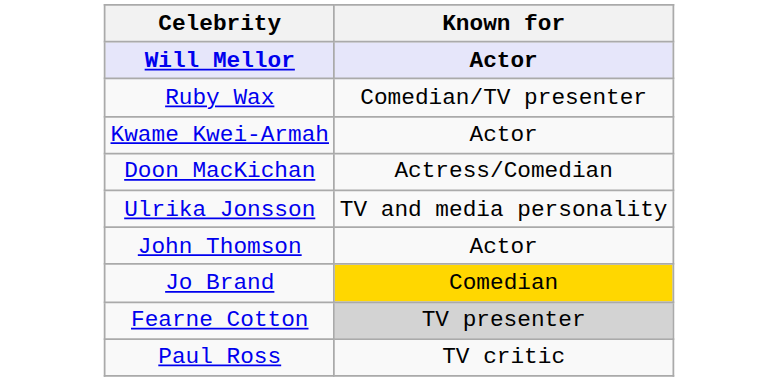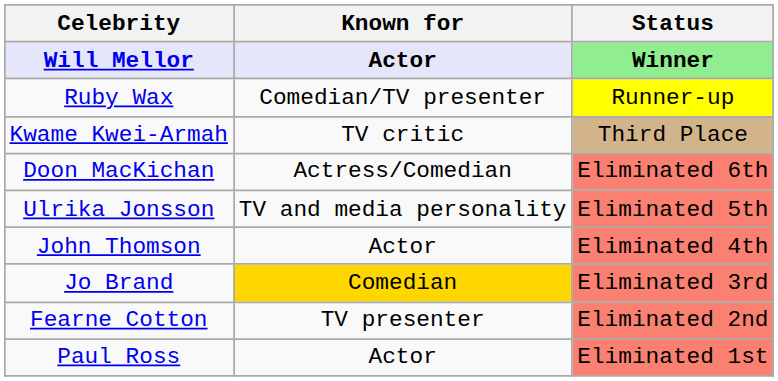+ column: (673, 23)
(504, 135) Actor -> (403, 135) TV critic
(504, 320) lightgrey background -> (403, 320) no background
(504, 357) TV critic -> (403, 357) Actor
